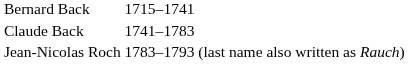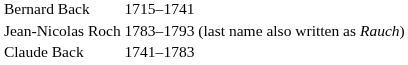rows swapped: (44, 30) <-> (62, 52)
